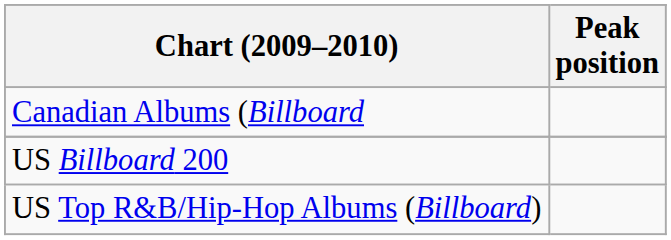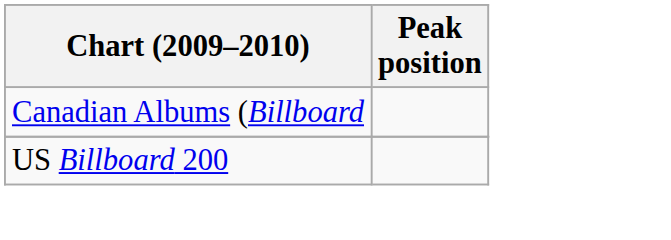- row: (277, 208)
